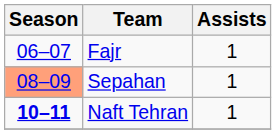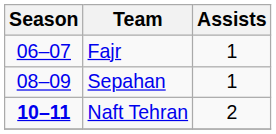(44, 81) lightsalmon background -> (44, 81) no background
(232, 112) 1 -> (232, 112) 2
